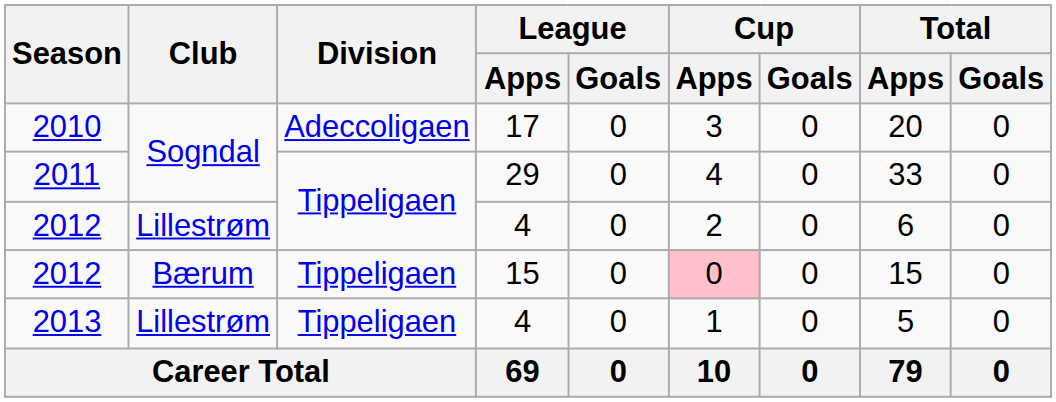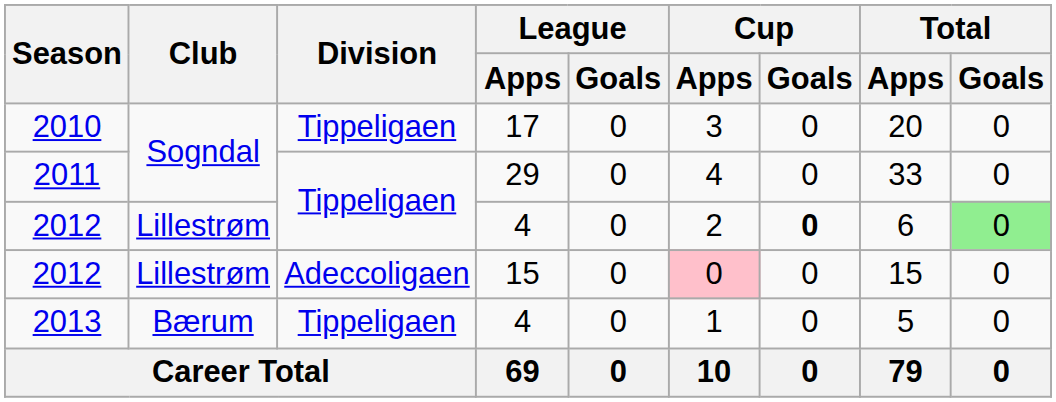(377, 126) Adeccoligaen -> (377, 126) Tippeligaen
(810, 224) normal -> (810, 224) bold
(1001, 224) no background -> (1001, 224) lightgreen background
(203, 273) Bærum -> (203, 273) Lillestrøm
(377, 273) Tippeligaen -> (377, 273) Adeccoligaen
(203, 322) Lillestrøm -> (203, 322) Bærum
